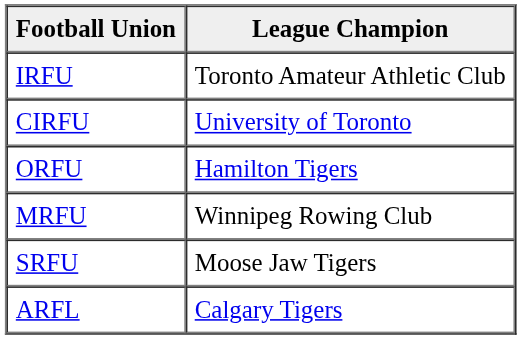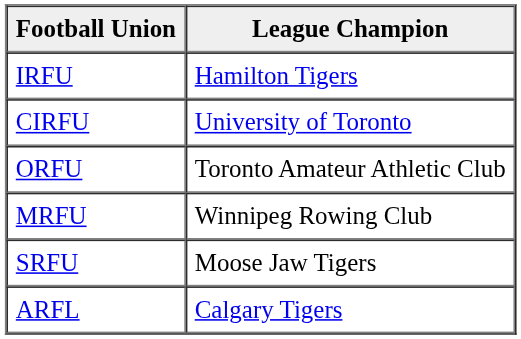(350, 75) Toronto Amateur Athletic Club -> (276, 75) Hamilton Tigers
(276, 169) Hamilton Tigers -> (350, 169) Toronto Amateur Athletic Club
